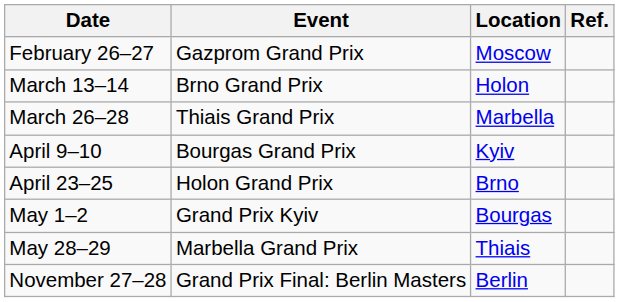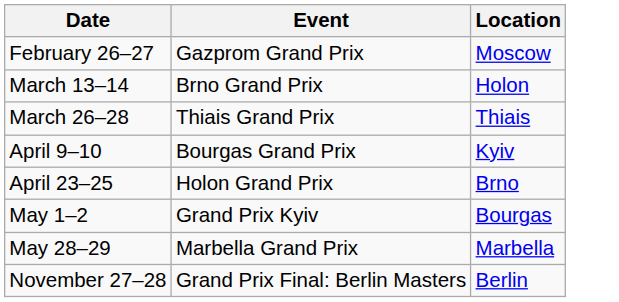- column: (590, 20)
(515, 118) Marbella -> (503, 118) Thiais
(503, 248) Thiais -> (515, 248) Marbella
